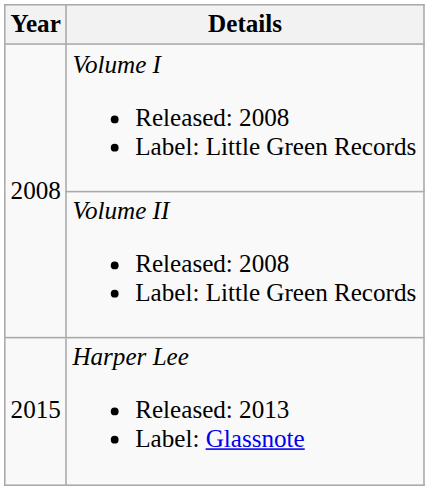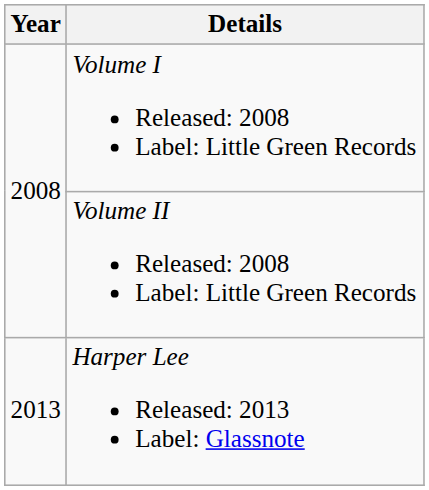(36, 410) 2015 -> (36, 410) 2013
